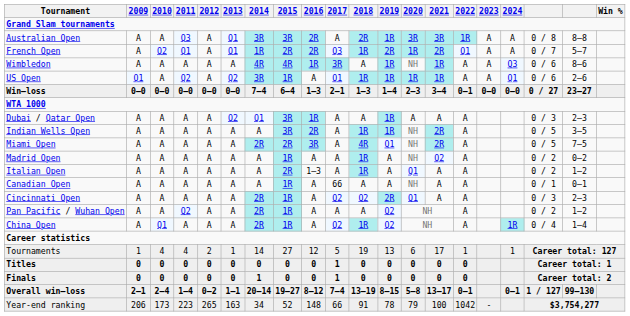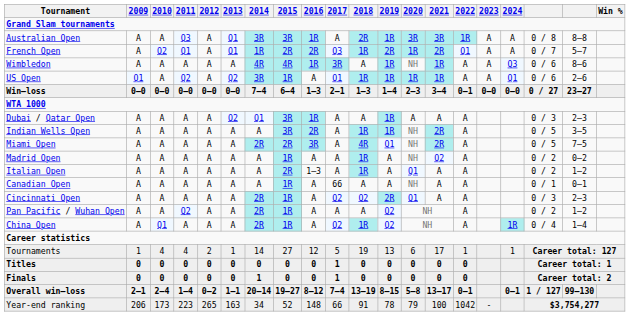(314, 38) 2R -> (314, 38) 1R
